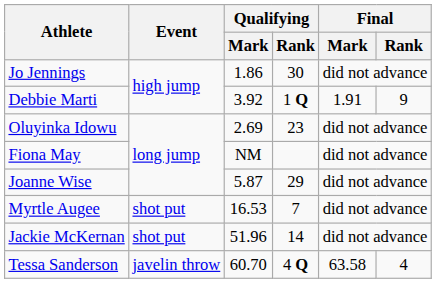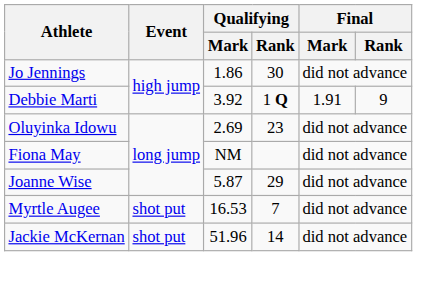- row: (63, 264)
